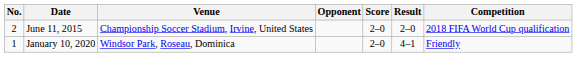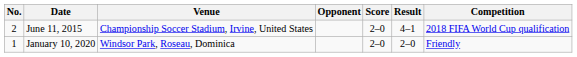(408, 28) 2–0 -> (408, 28) 4–1
(408, 44) 4–1 -> (408, 44) 2–0
